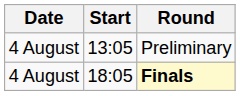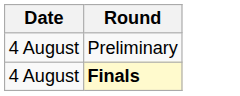- column: (110, 18)
